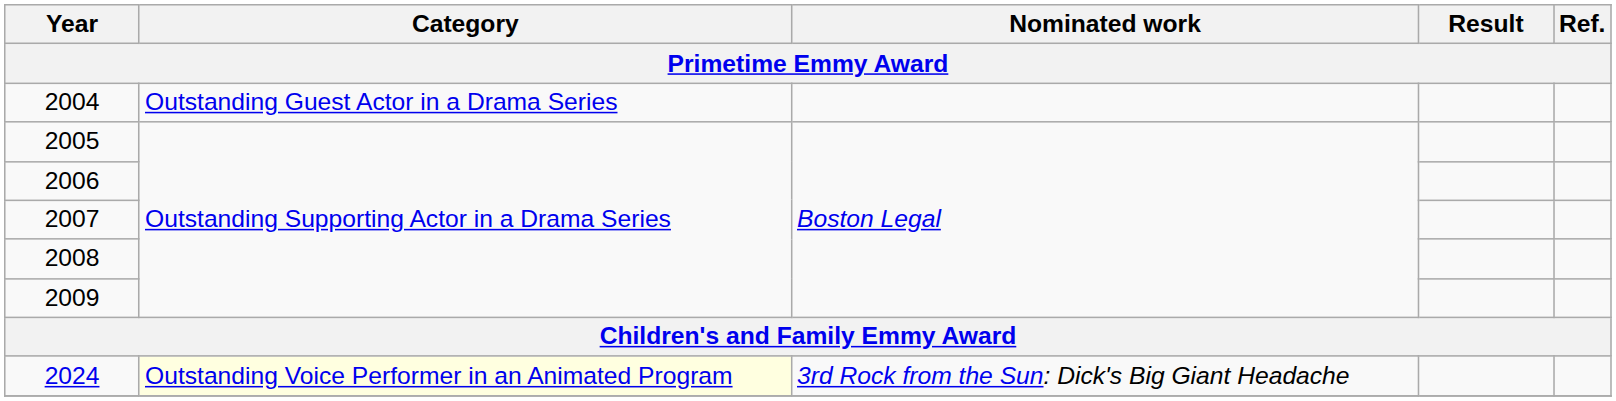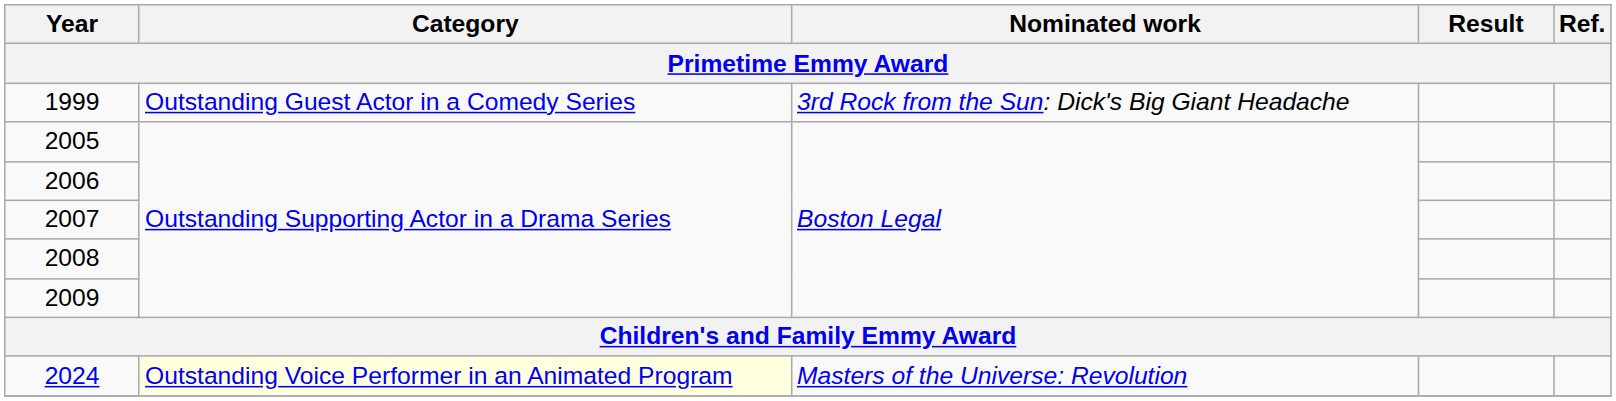+ row: (72, 102)
- row: (72, 102)
(1073, 375) 3rd Rock from the Sun: Dick's Big Giant Headache -> (992, 375) Masters of the Universe: Revolution
